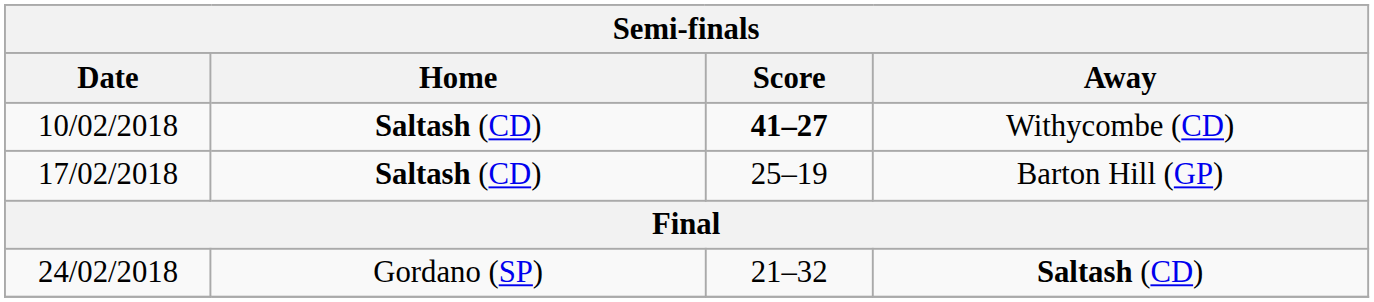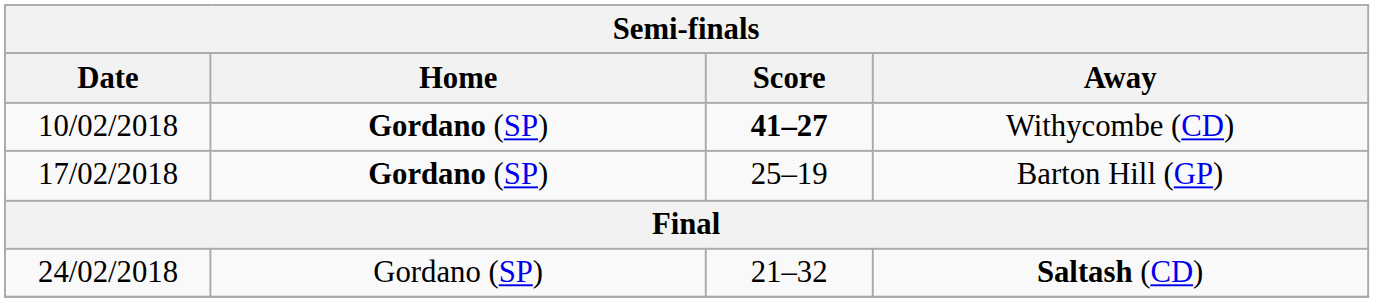(458, 126) Saltash (CD) -> (458, 126) Gordano (SP)
(458, 175) Saltash (CD) -> (458, 175) Gordano (SP)
